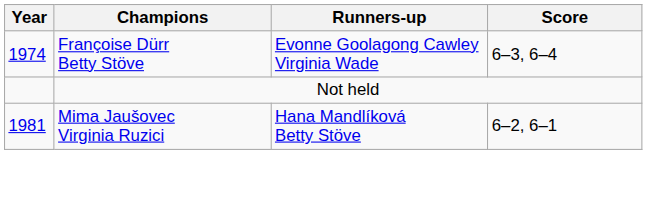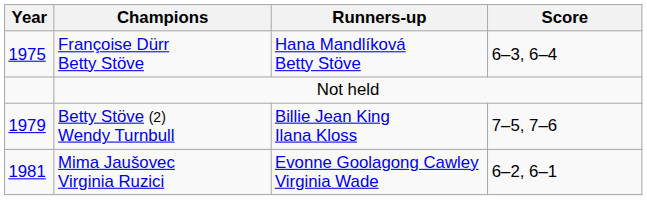(27, 53) 1974 -> (27, 53) 1975
(377, 53) Evonne Goolagong Cawley Virginia Wade -> (340, 53) Hana Mandlíková Betty Stöve
+ row: (116, 126)
(340, 126) Hana Mandlíková Betty Stöve -> (377, 171) Evonne Goolagong Cawley Virginia Wade
